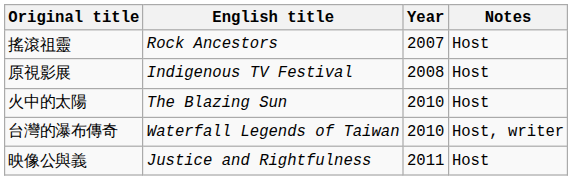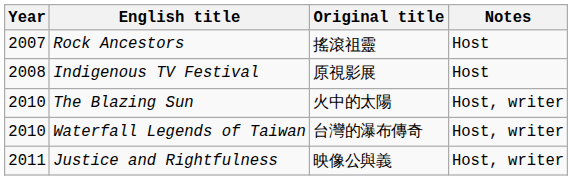columns swapped: (426, 17) <-> (74, 17)
(471, 103) Host -> (508, 103) Host, writer
(471, 161) Host -> (508, 161) Host, writer
